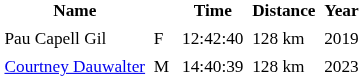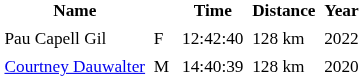(341, 38) 2019 -> (341, 38) 2022
(341, 66) 2023 -> (341, 66) 2020
